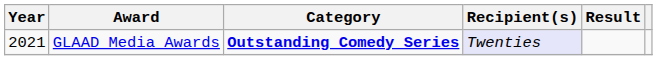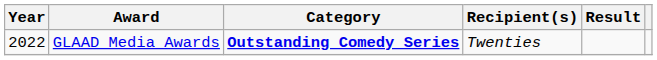(27, 42) 2021 -> (27, 42) 2022
(504, 42) lavender background -> (504, 42) no background
